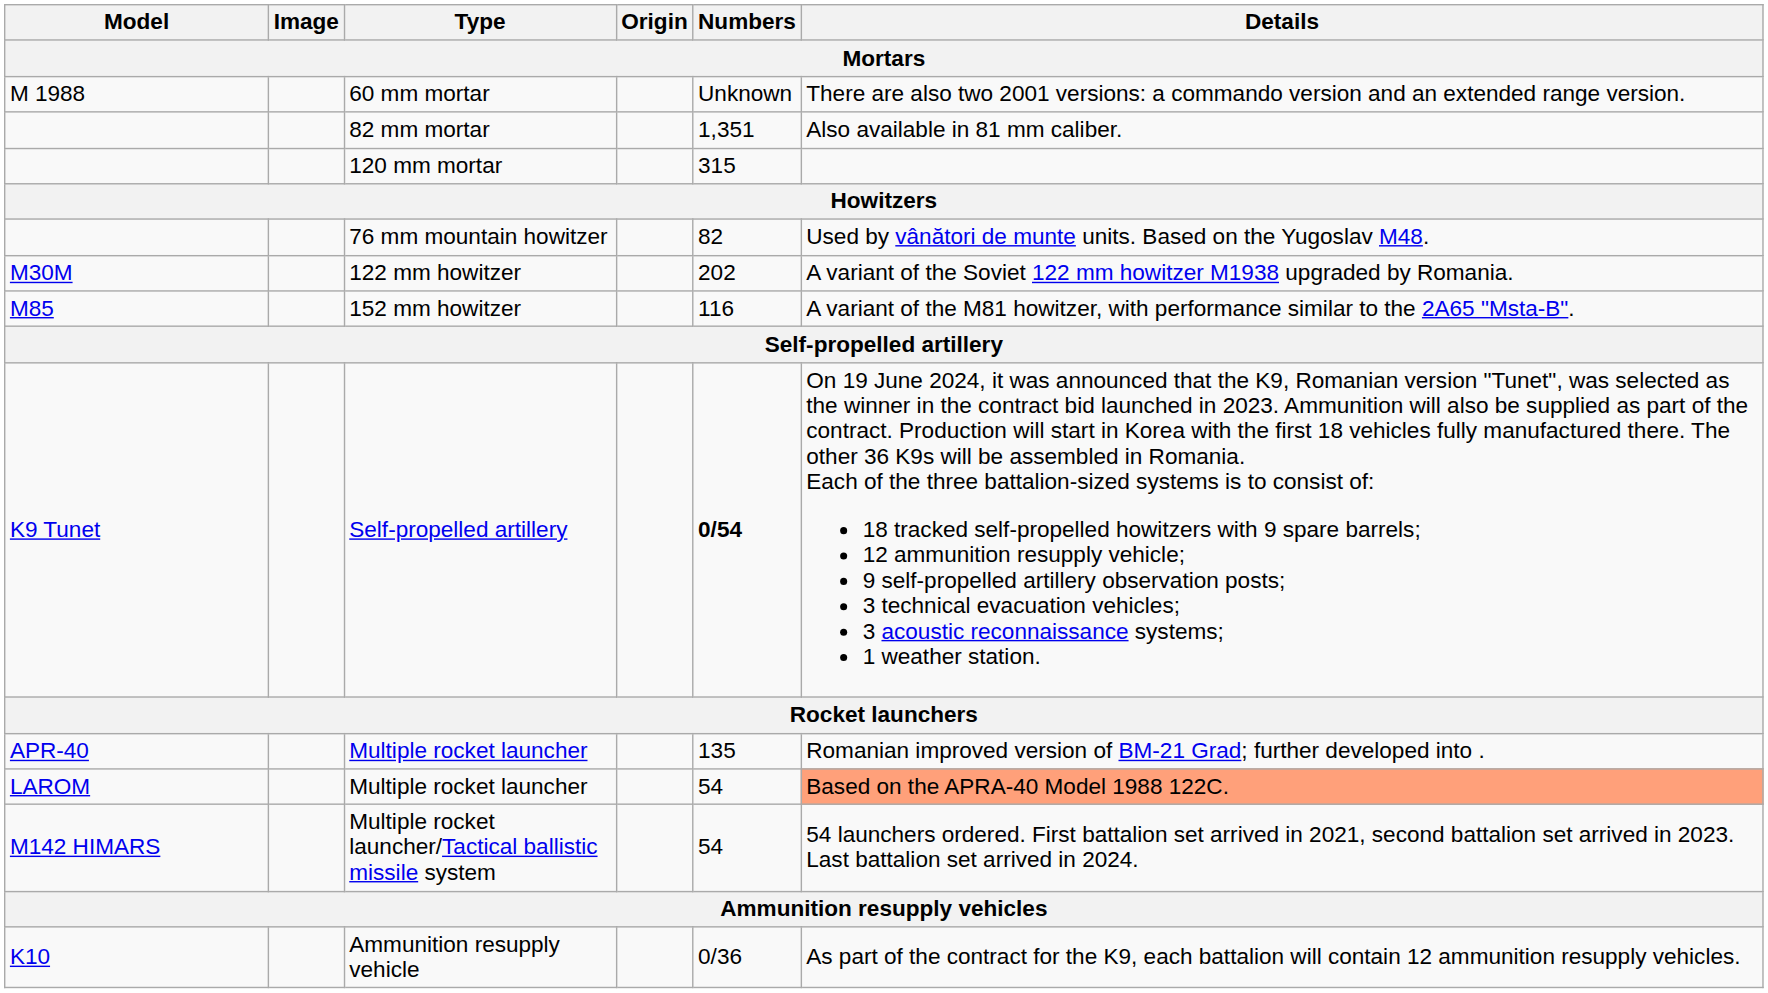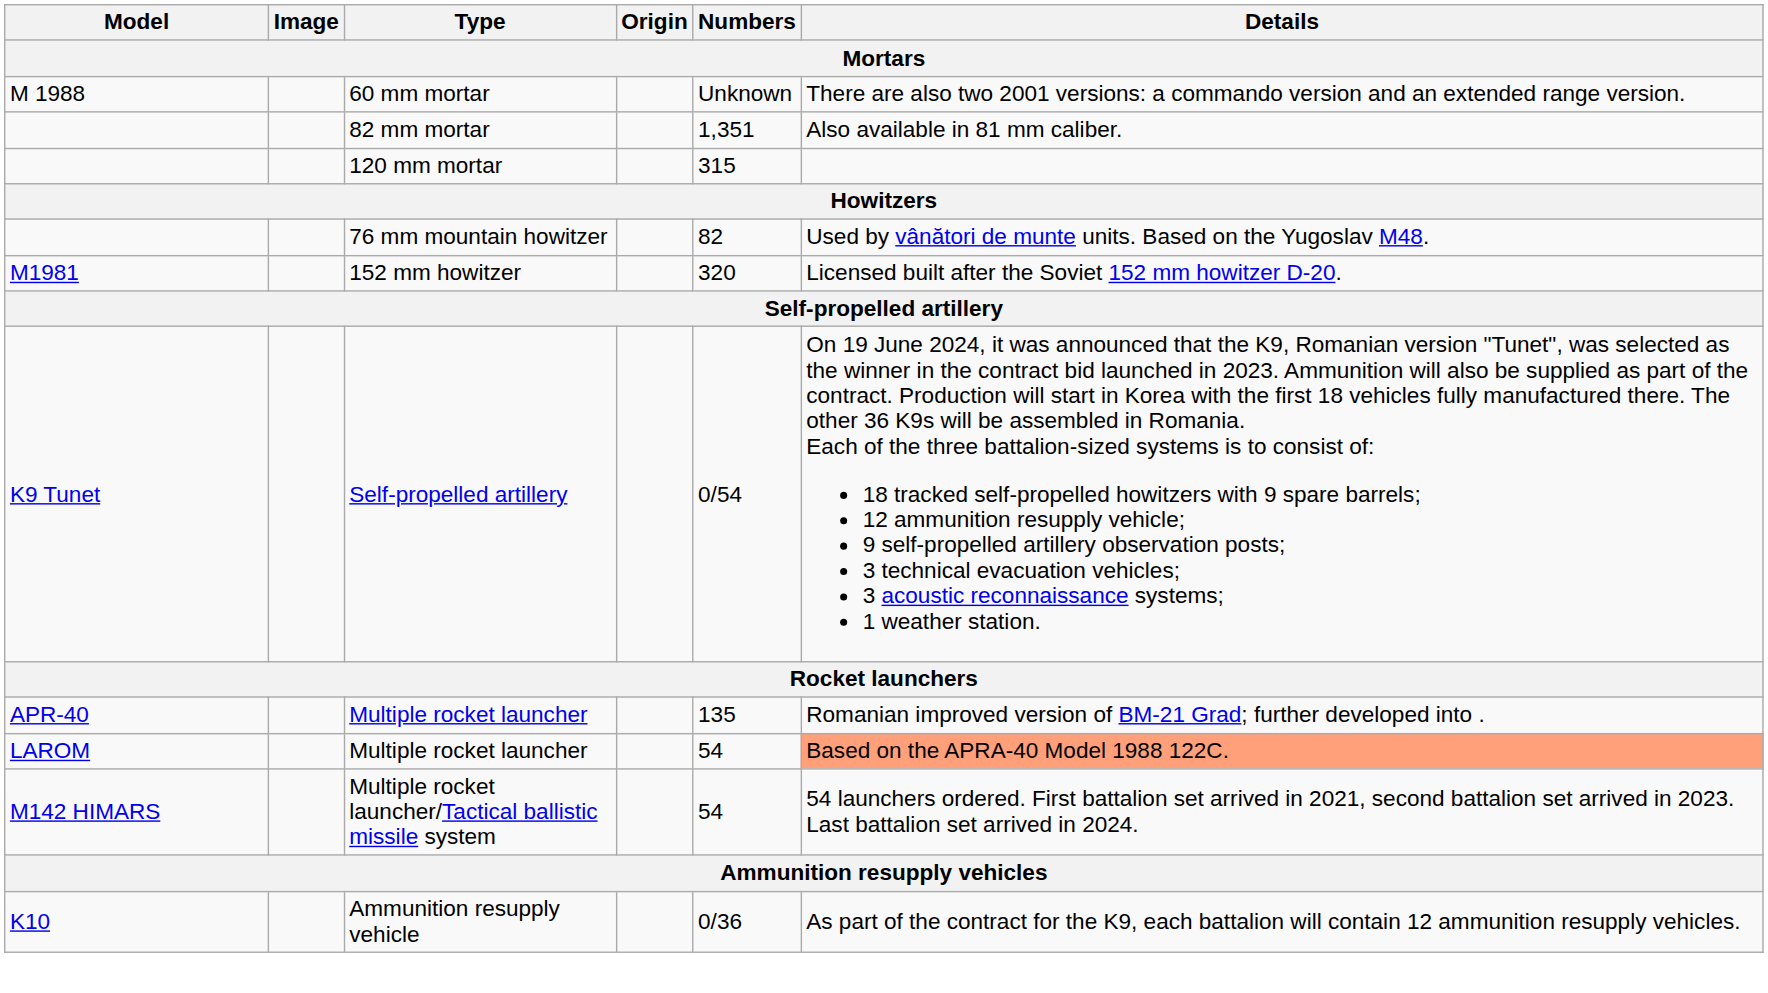- row: (41, 272)
+ row: (44, 272)
- row: (32, 308)
(720, 529) bold -> (720, 493) normal
